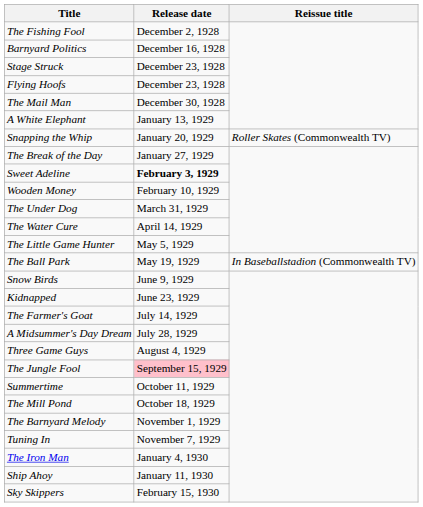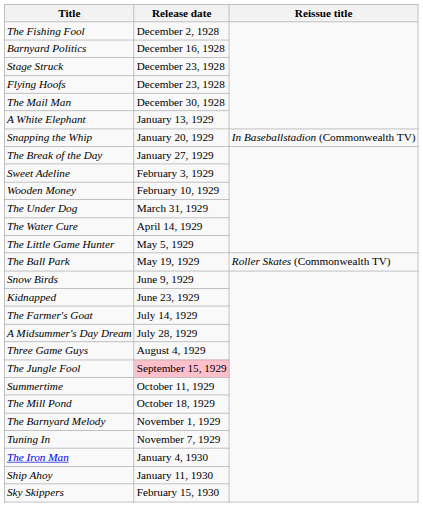(311, 137) Roller Skates (Commonwealth TV) -> (324, 137) In Baseballstadion (Commonwealth TV)
(178, 173) bold -> (175, 173) normal
(324, 262) In Baseballstadion (Commonwealth TV) -> (311, 262) Roller Skates (Commonwealth TV)
